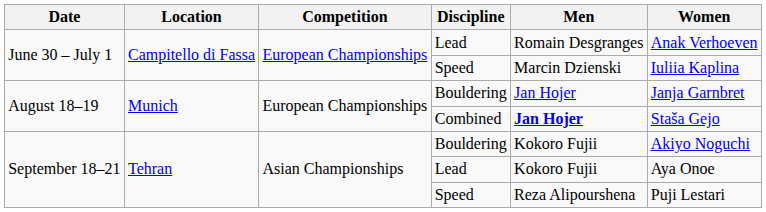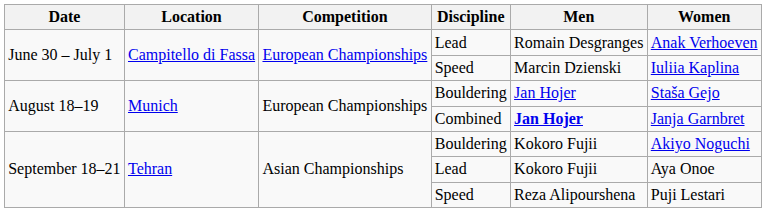(698, 93) Janja Garnbret -> (685, 93) Staša Gejo
(685, 118) Staša Gejo -> (698, 118) Janja Garnbret
